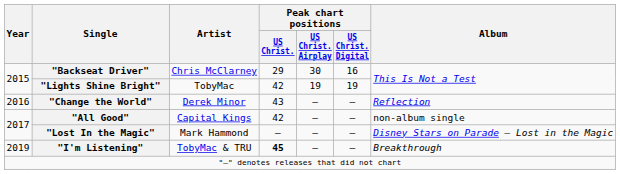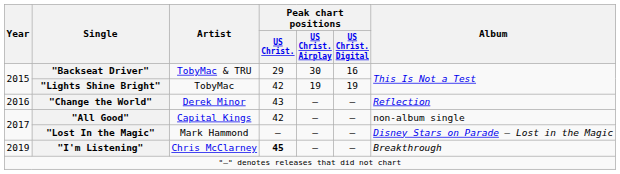(214, 71) Chris McClarney -> (214, 71) TobyMac & TRU
(214, 148) TobyMac & TRU -> (214, 148) Chris McClarney
